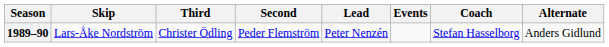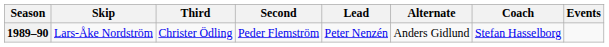columns swapped: (563, 13) <-> (411, 13)
